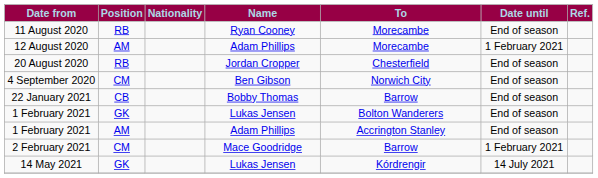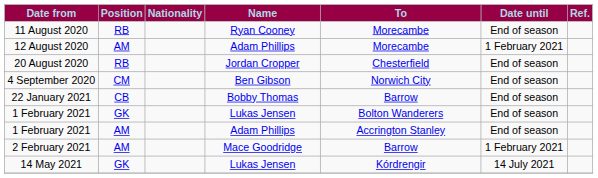(122, 148) CM -> (122, 148) AM
